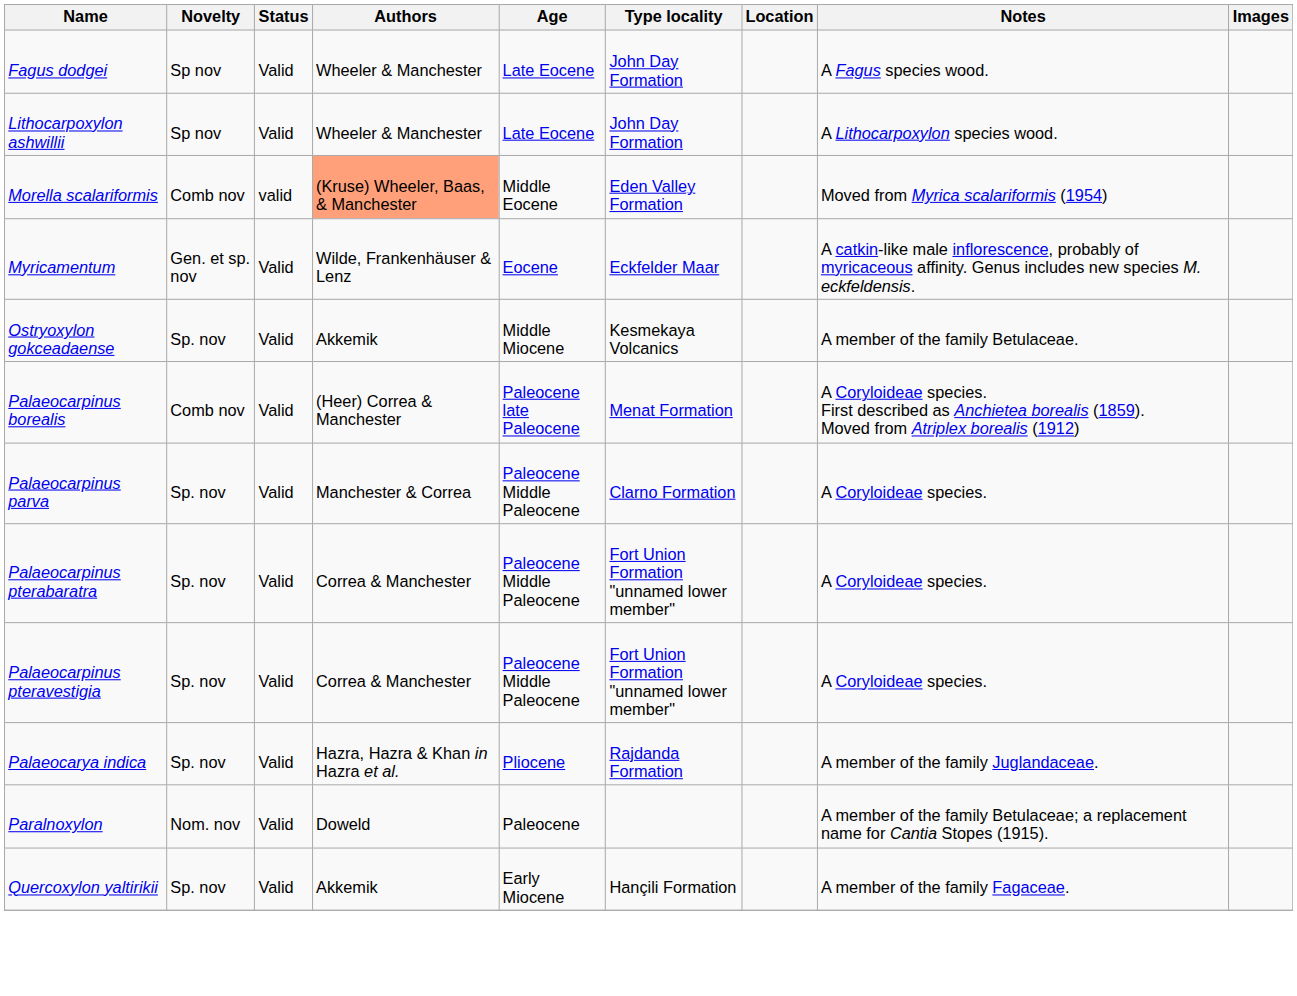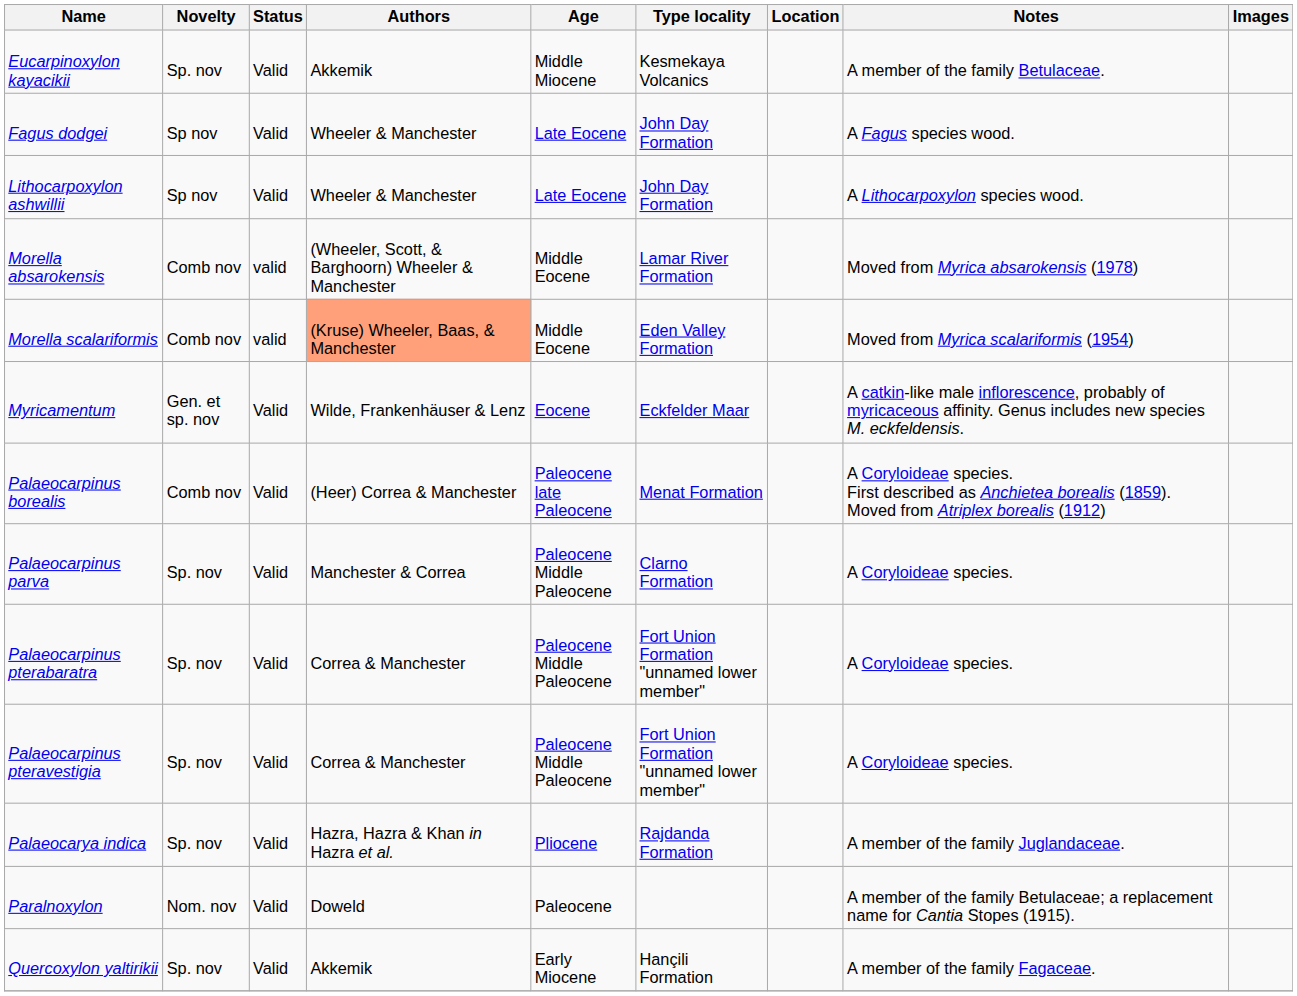+ row: (64, 70)
+ row: (56, 267)
- row: (61, 339)
